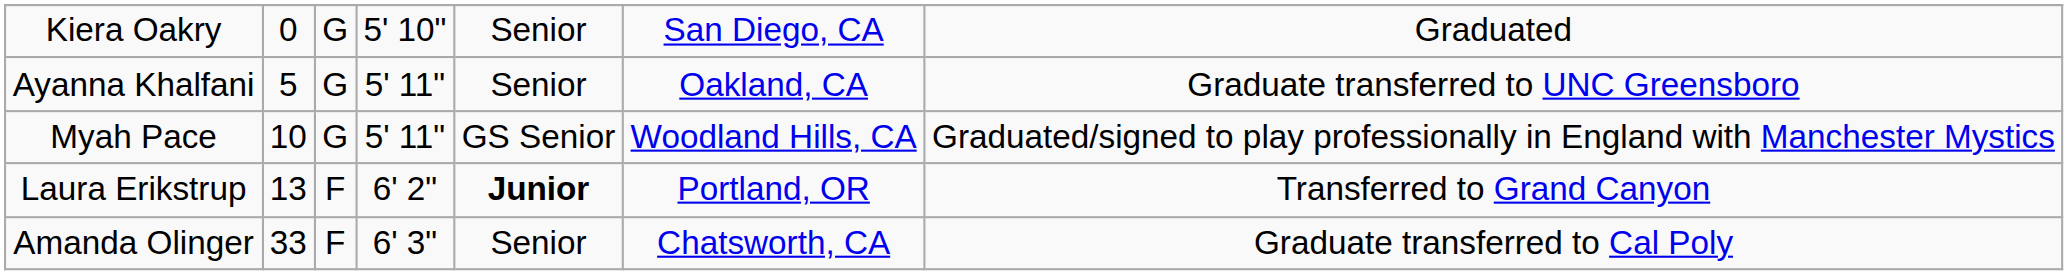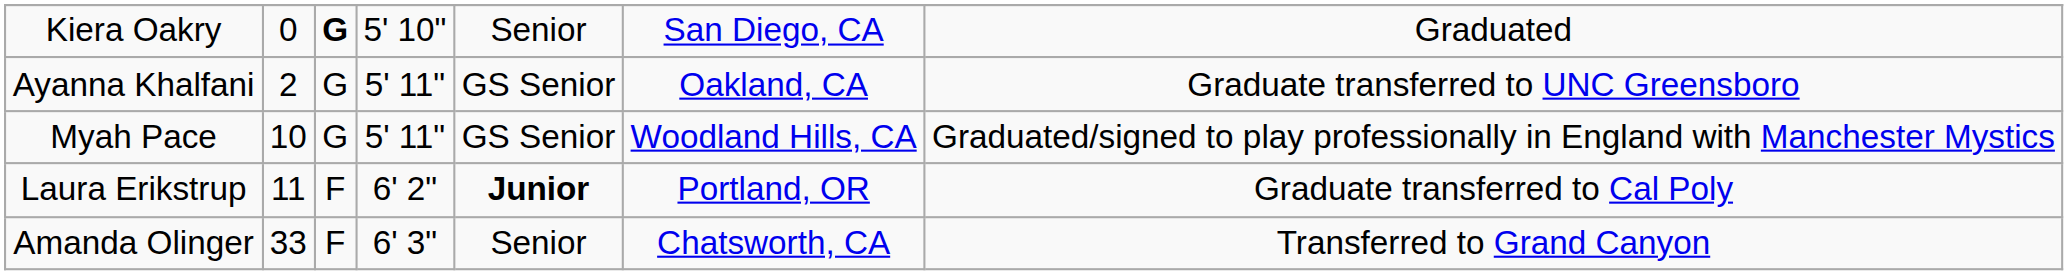(335, 30) normal -> (335, 30) bold
(288, 83) 5 -> (288, 83) 2
(538, 83) Senior -> (538, 83) GS Senior
(288, 189) 13 -> (288, 189) 11
(1493, 189) Transferred to Grand Canyon -> (1493, 189) Graduate transferred to Cal Poly
(1493, 242) Graduate transferred to Cal Poly -> (1493, 242) Transferred to Grand Canyon
